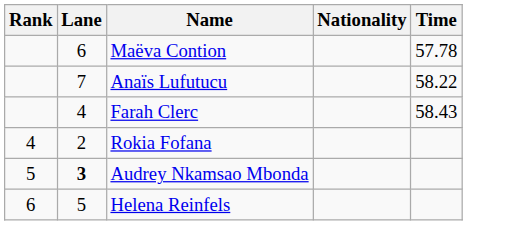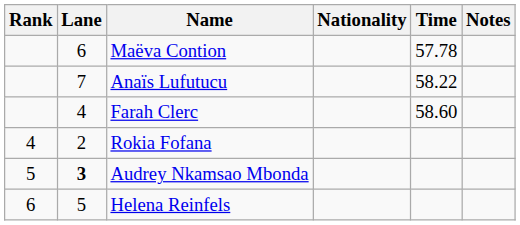+ column: (488, 20)
(436, 112) 58.43 -> (436, 112) 58.60
